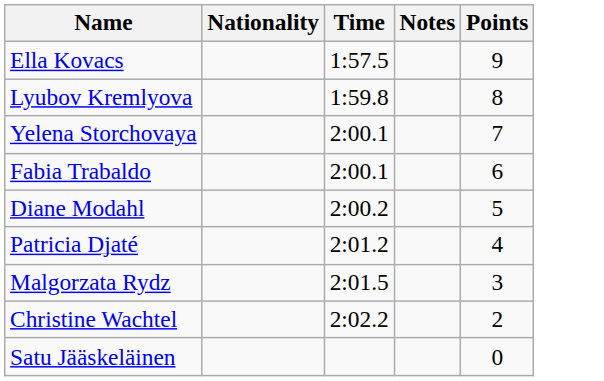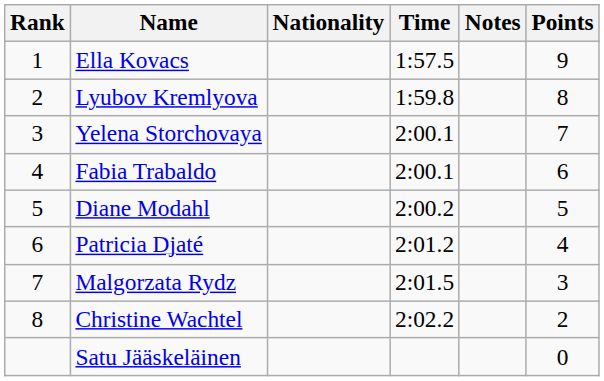+ column: (37, 23)
